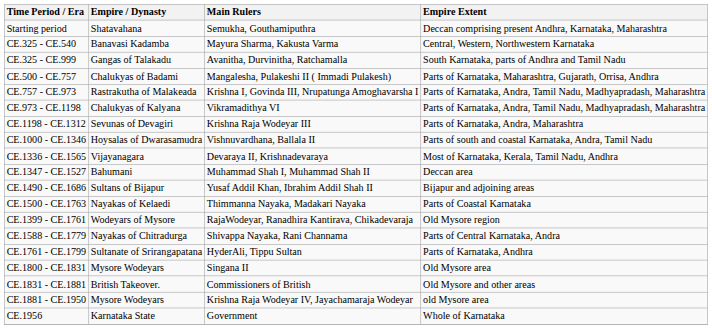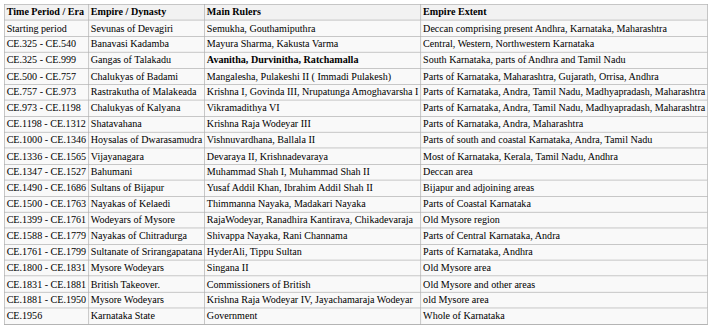(116, 28) Shatavahana -> (132, 28) Sevunas of Devagiri
(277, 60) normal -> (283, 60) bold
(132, 124) Sevunas of Devagiri -> (116, 124) Shatavahana
